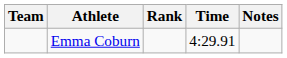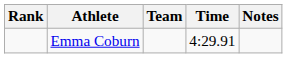columns swapped: (165, 16) <-> (26, 16)
